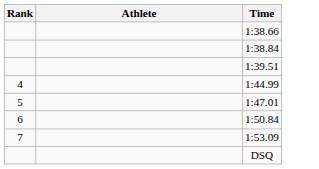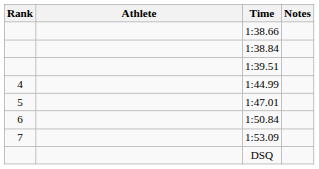+ column: (297, 13)
